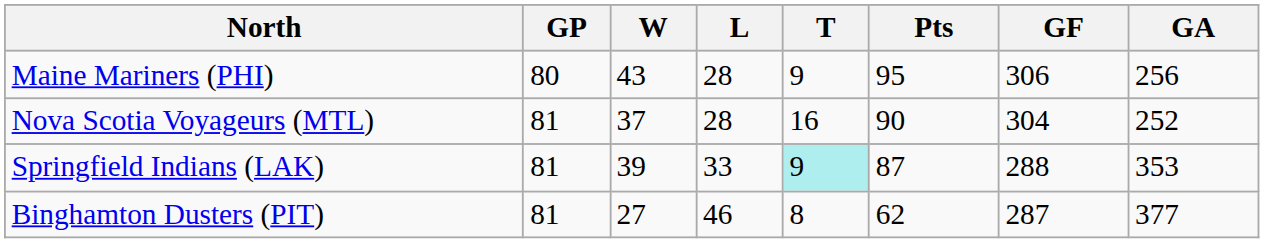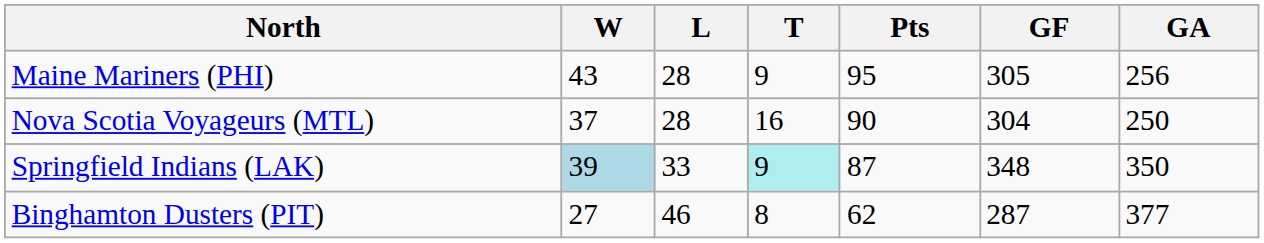- column: (567, 27)
(1027, 74) 306 -> (1008, 74) 305
(1157, 120) 252 -> (1147, 120) 250
(631, 167) no background -> (583, 167) lightblue background
(1027, 167) 288 -> (1008, 167) 348
(1157, 167) 353 -> (1147, 167) 350
